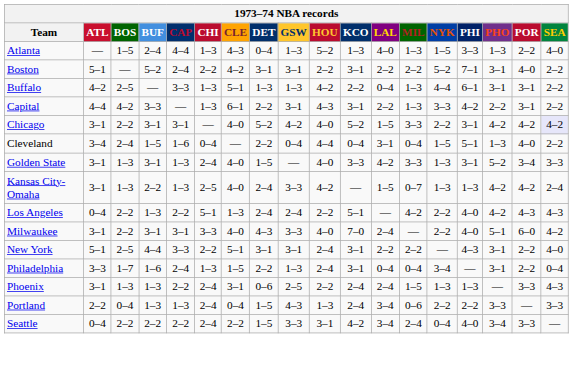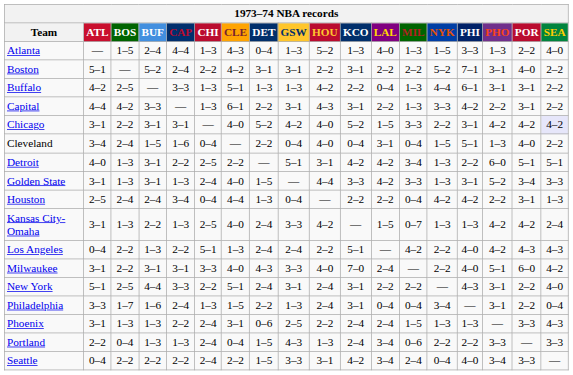(325, 143) 4–4 -> (325, 143) 4–0
+ row: (23, 162)
(325, 162) 4–0 -> (325, 180) 4–4
+ row: (26, 199)
(264, 249) 3–1 -> (264, 286) 2–4
